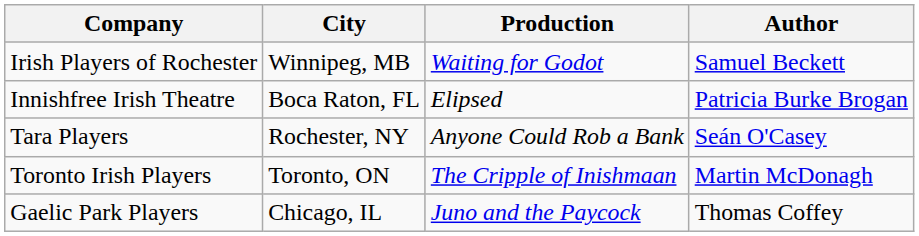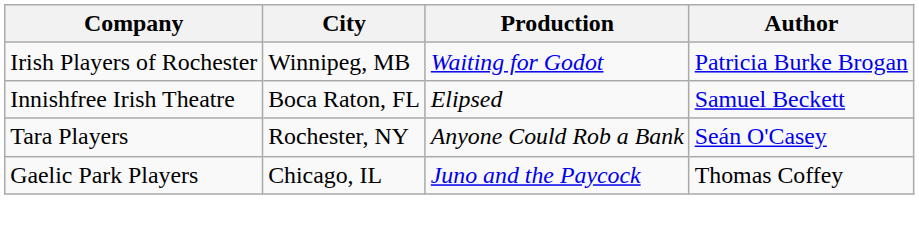(770, 61) Samuel Beckett -> (801, 61) Patricia Burke Brogan
(801, 99) Patricia Burke Brogan -> (770, 99) Samuel Beckett
- row: (111, 174)
